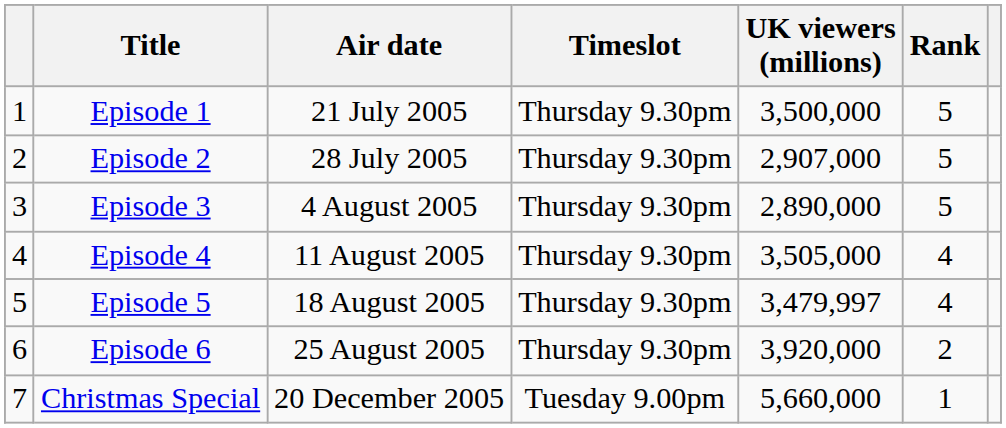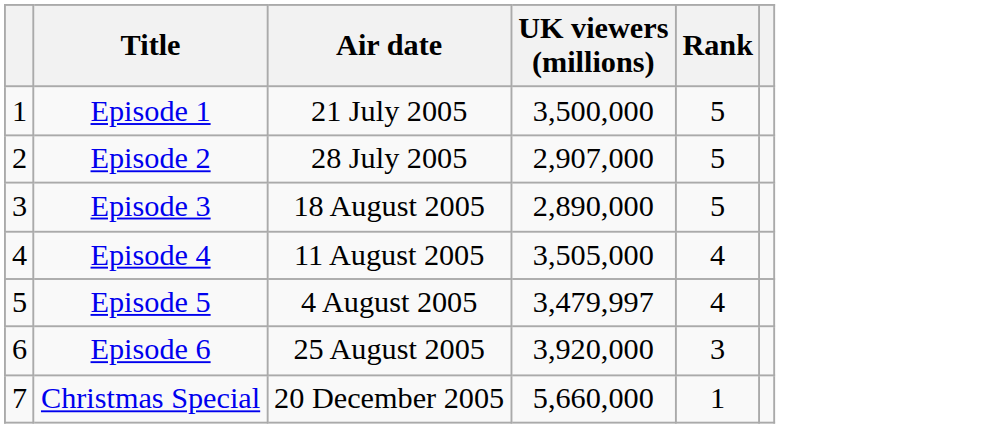- column: (625, 45)
(389, 206) 4 August 2005 -> (389, 206) 18 August 2005
(389, 302) 18 August 2005 -> (389, 302) 4 August 2005
(945, 350) 2 -> (718, 350) 3
